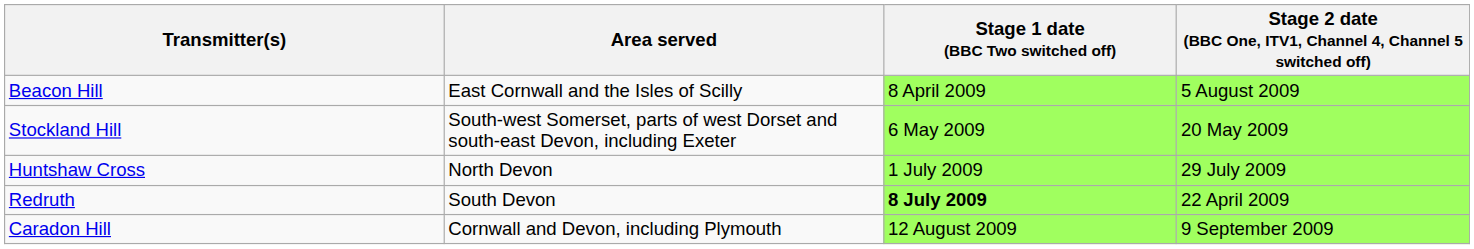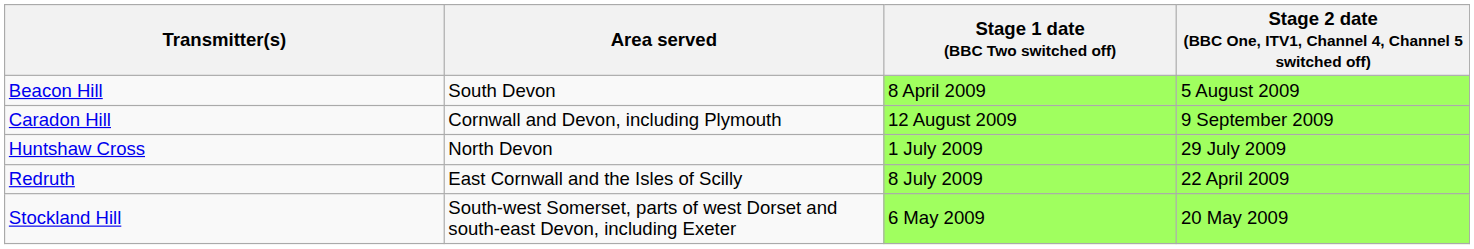(595, 90) East Cornwall and the Isles of Scilly -> (502, 90) South Devon
rows swapped: (65, 130) <-> (60, 229)
(502, 199) South Devon -> (595, 178) East Cornwall and the Isles of Scilly
(937, 199) bold -> (935, 178) normal
